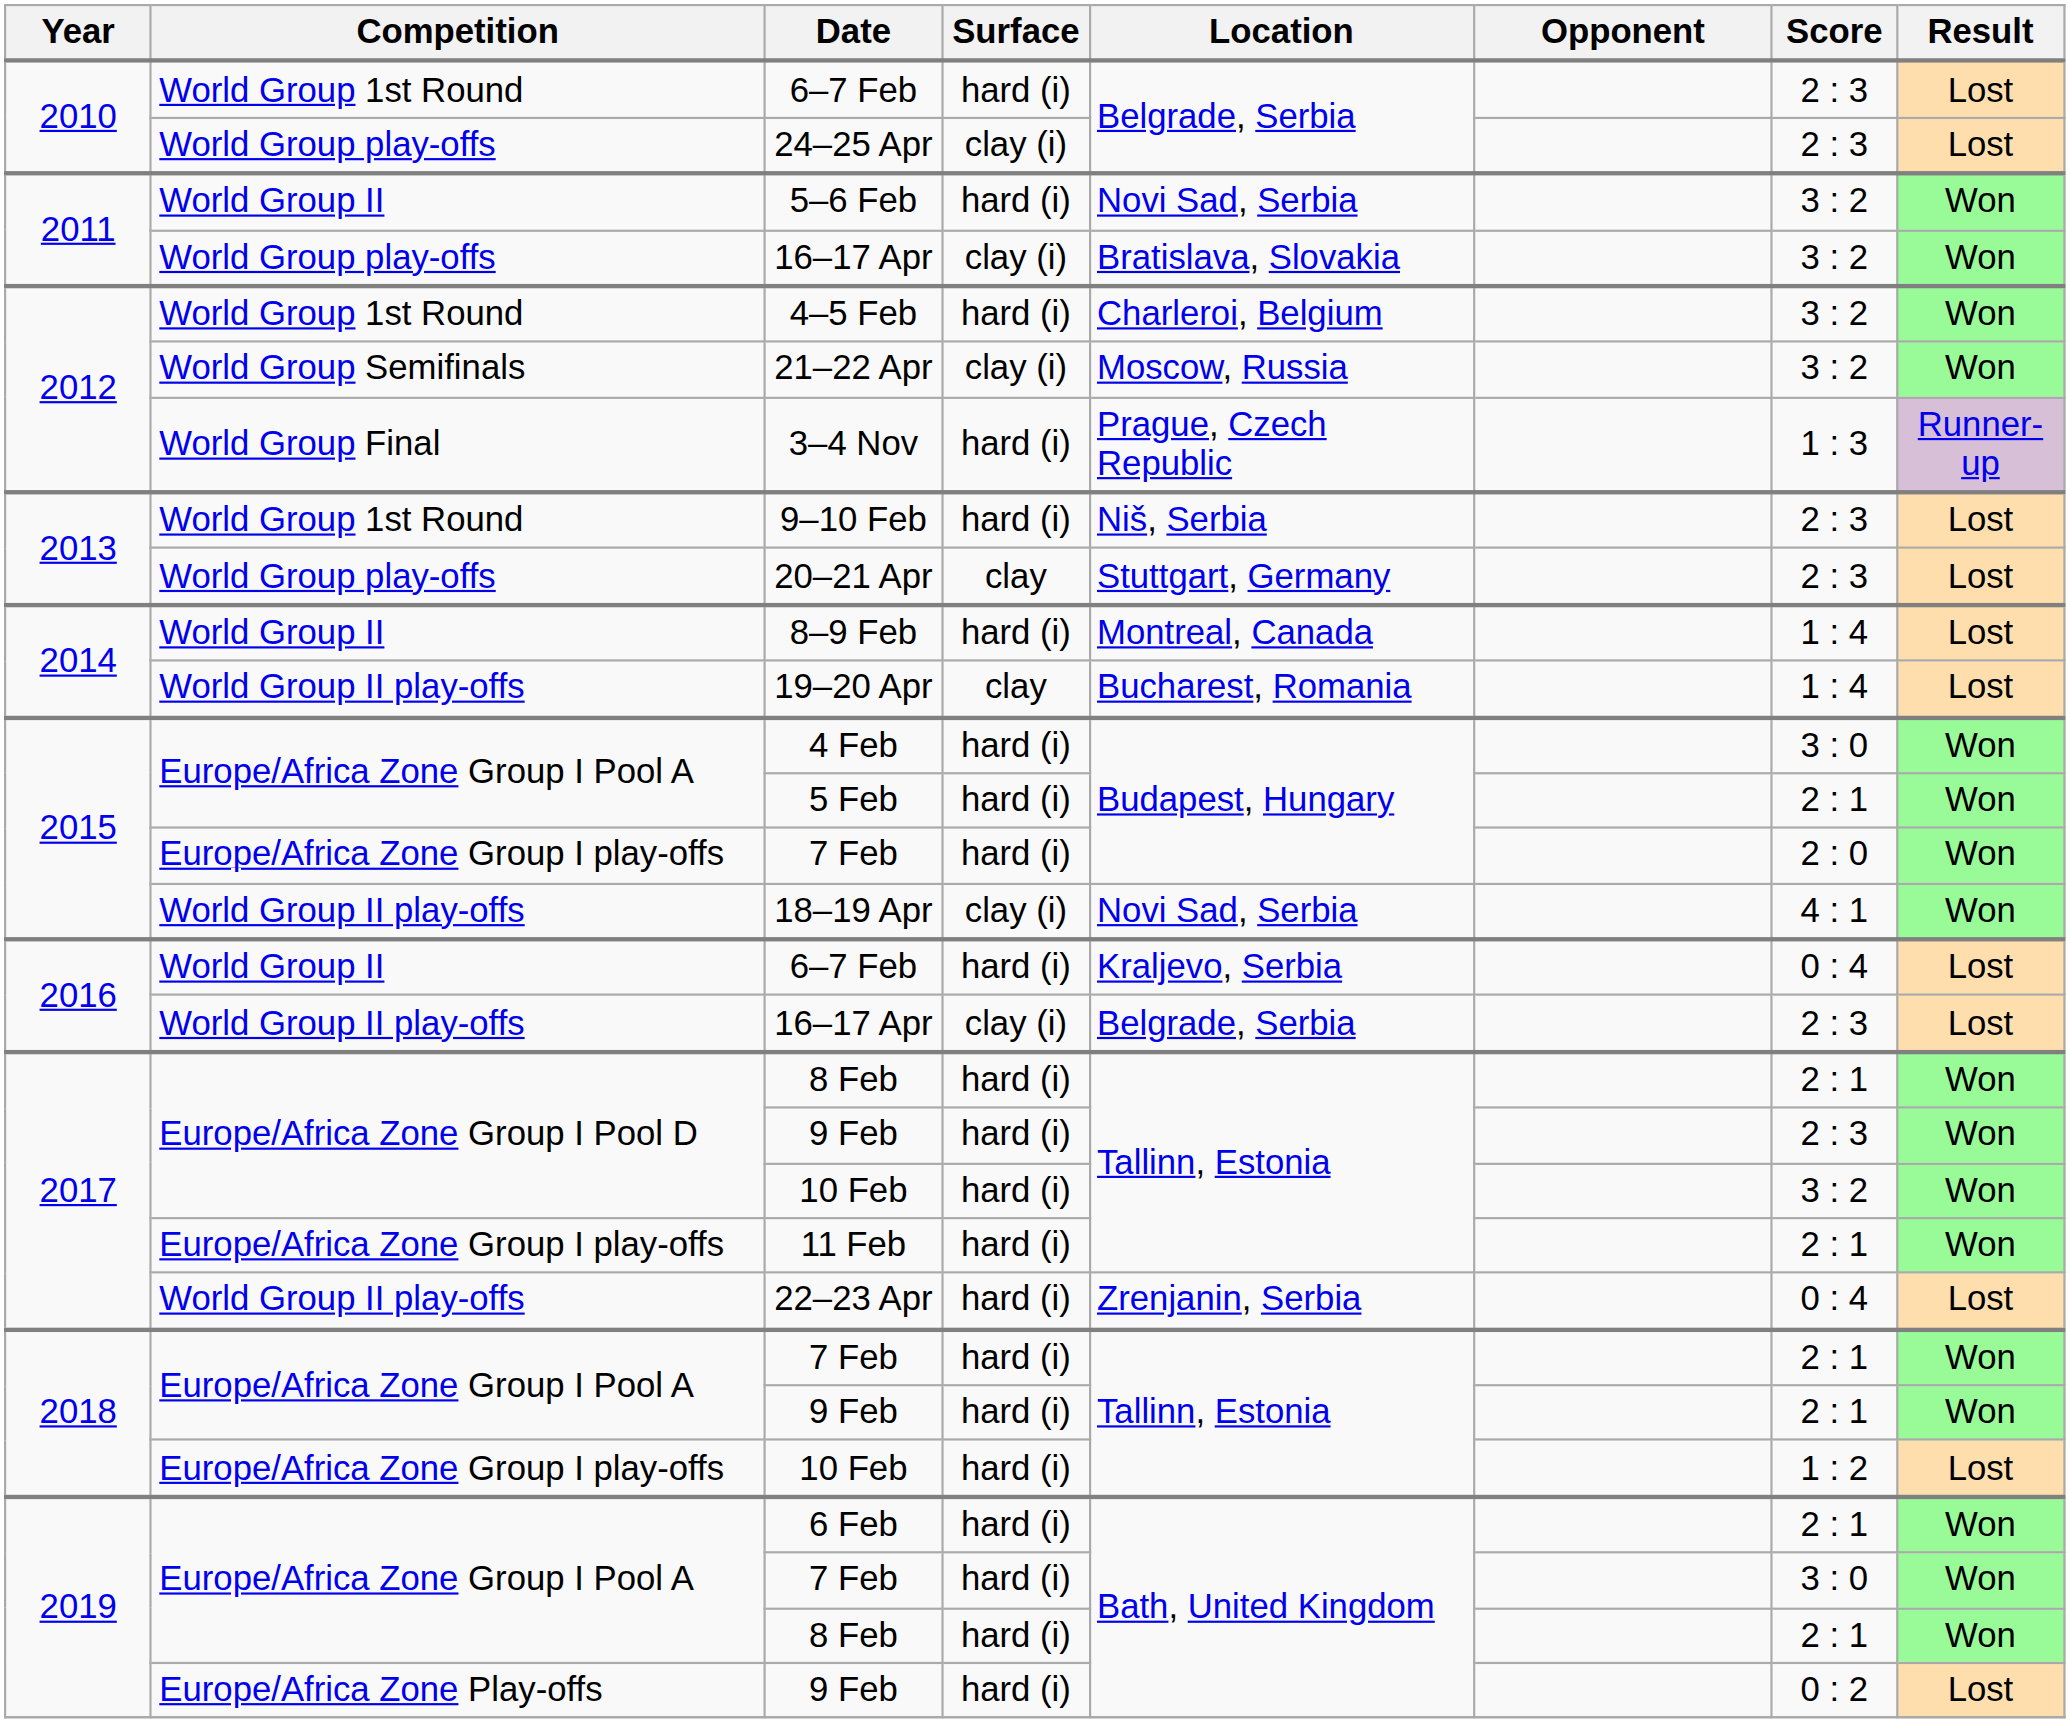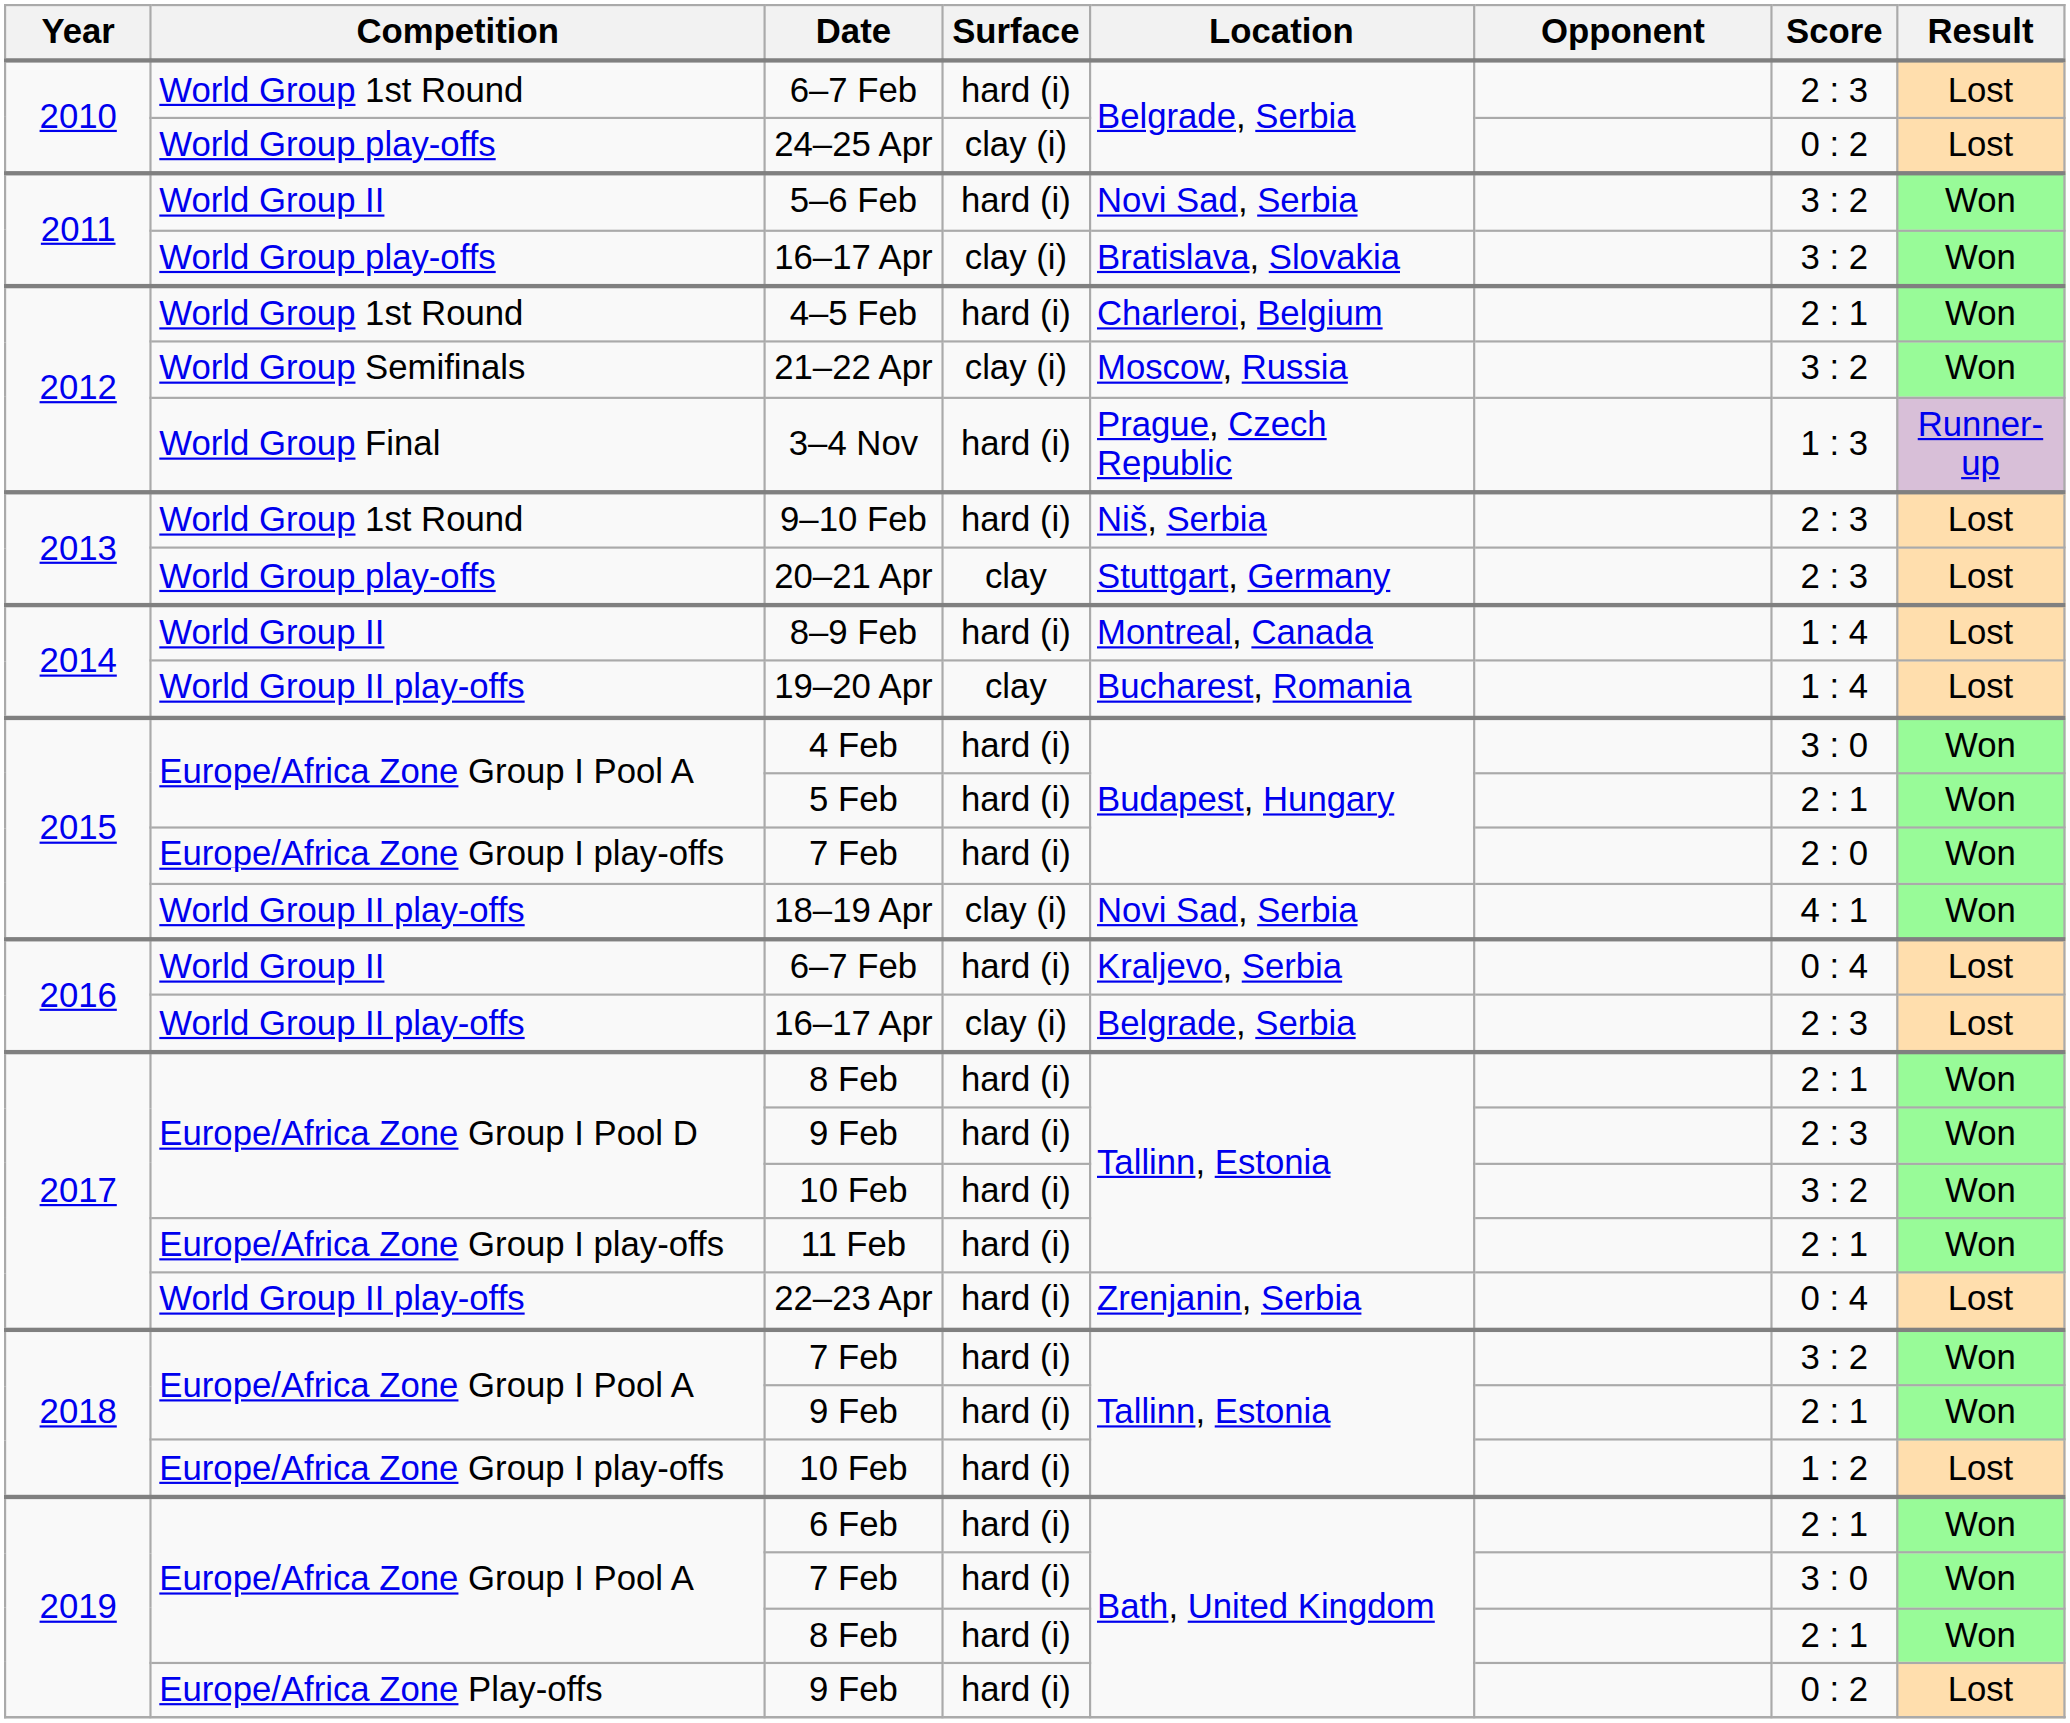(1834, 144) 2 : 3 -> (1834, 144) 0 : 2
(1834, 313) 3 : 2 -> (1834, 313) 2 : 1
(1834, 1357) 2 : 1 -> (1834, 1357) 3 : 2
